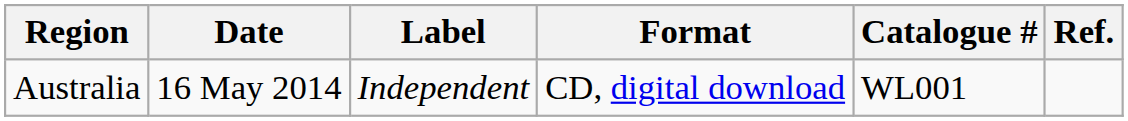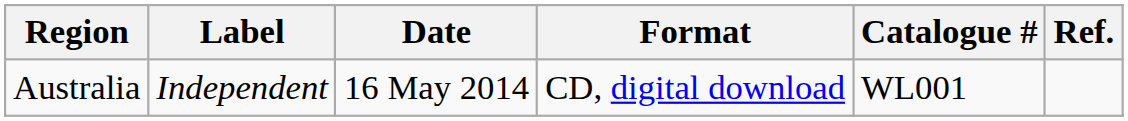columns swapped: (249, 32) <-> (443, 32)
